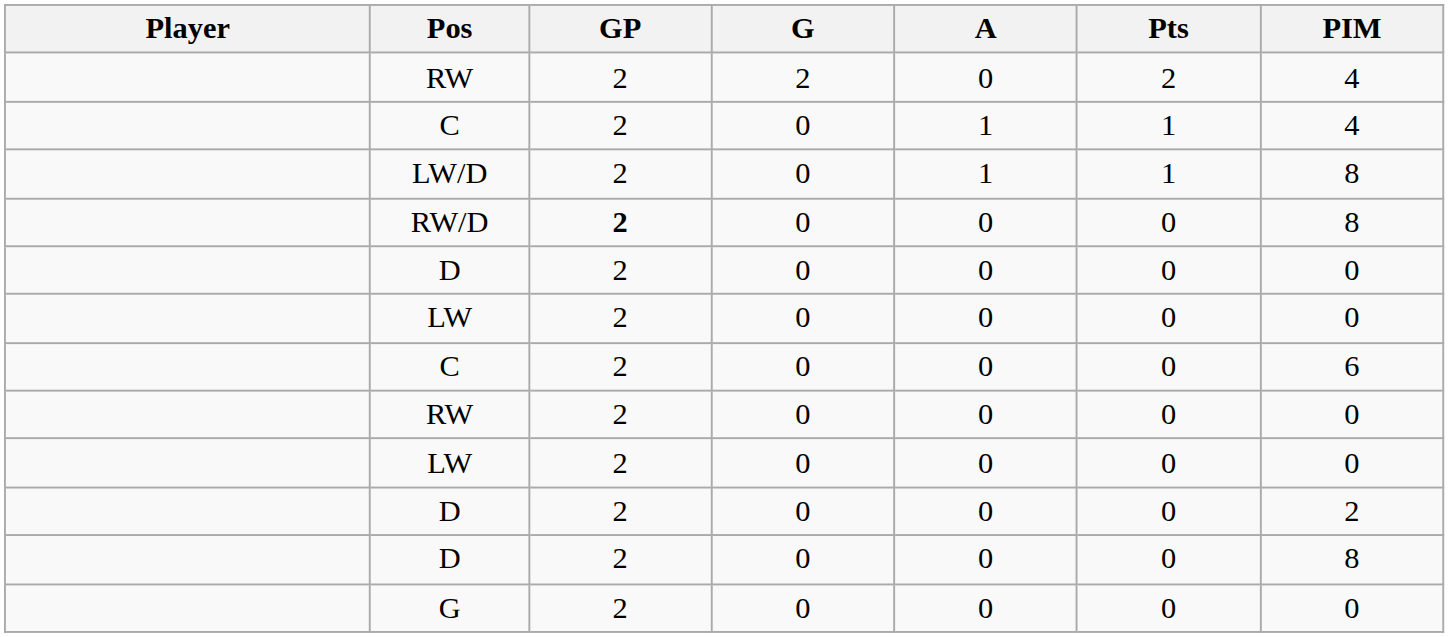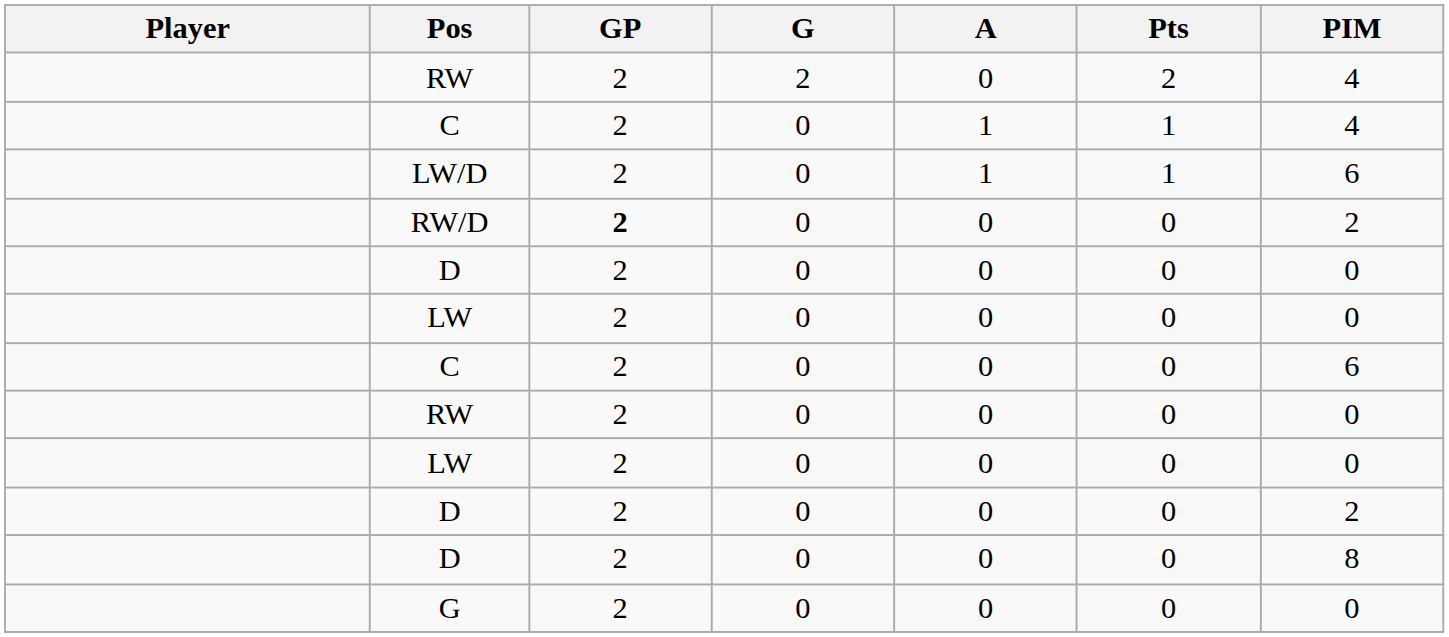(1352, 173) 8 -> (1352, 173) 6
(1352, 221) 8 -> (1352, 221) 2
